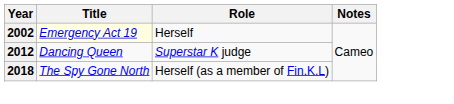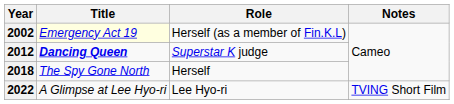(174, 33) Herself -> (259, 33) Herself (as a member of Fin.K.L)
(81, 52) normal -> (83, 52) bold
(242, 71) Herself (as a member of Fin.K.L) -> (191, 71) Herself
+ row: (20, 90)
